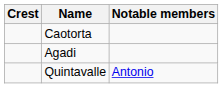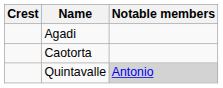rows swapped: (60, 53) <-> (68, 33)
(133, 72) no background -> (133, 72) lightgrey background
